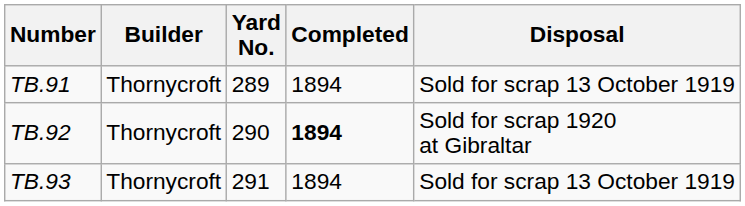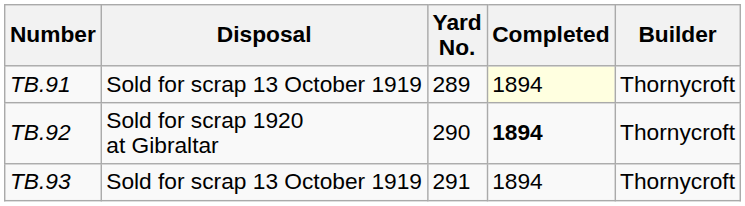columns swapped: (164, 35) <-> (577, 35)
(317, 84) no background -> (517, 84) lightyellow background
